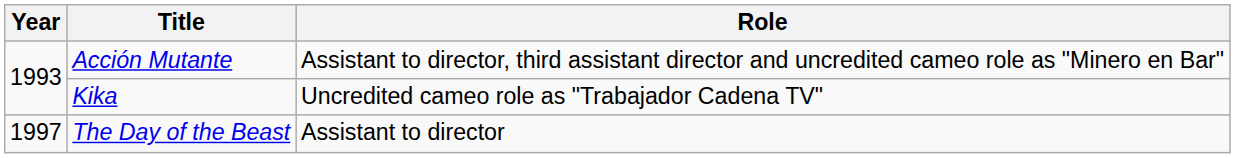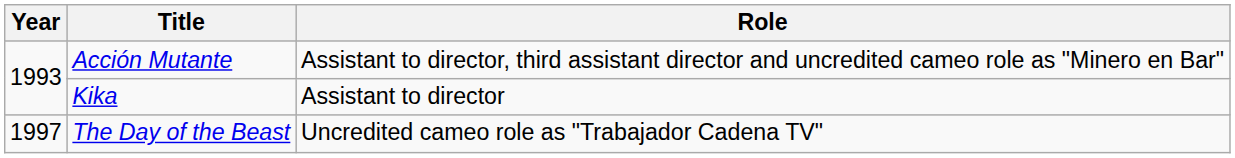(562, 96) Uncredited cameo role as "Trabajador Cadena TV" -> (403, 96) Assistant to director
(403, 133) Assistant to director -> (562, 133) Uncredited cameo role as "Trabajador Cadena TV"
